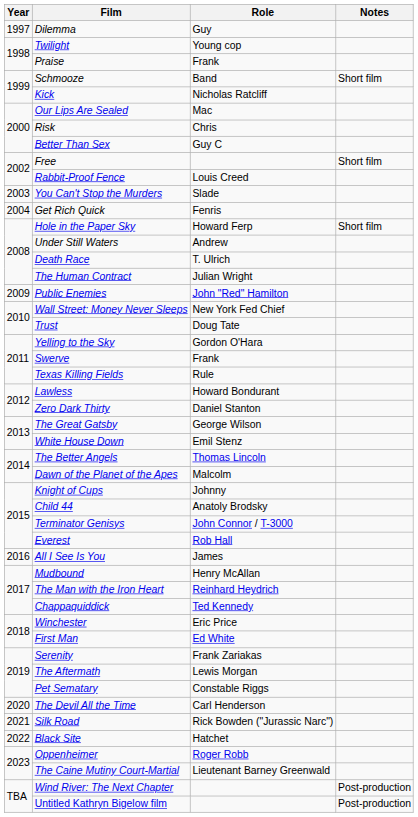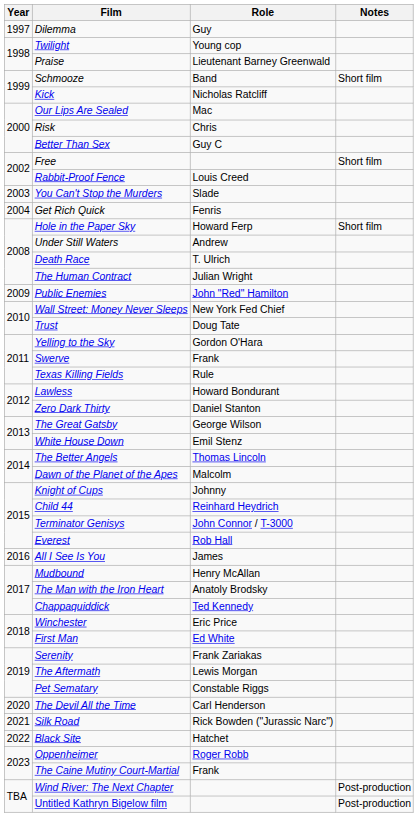(206, 62) Frank -> (261, 62) Lieutenant Barney Greenwald
(230, 507) Anatoly Brodsky -> (235, 507) Reinhard Heydrich
(235, 590) Reinhard Heydrich -> (230, 590) Anatoly Brodsky
(261, 771) Lieutenant Barney Greenwald -> (206, 771) Frank
